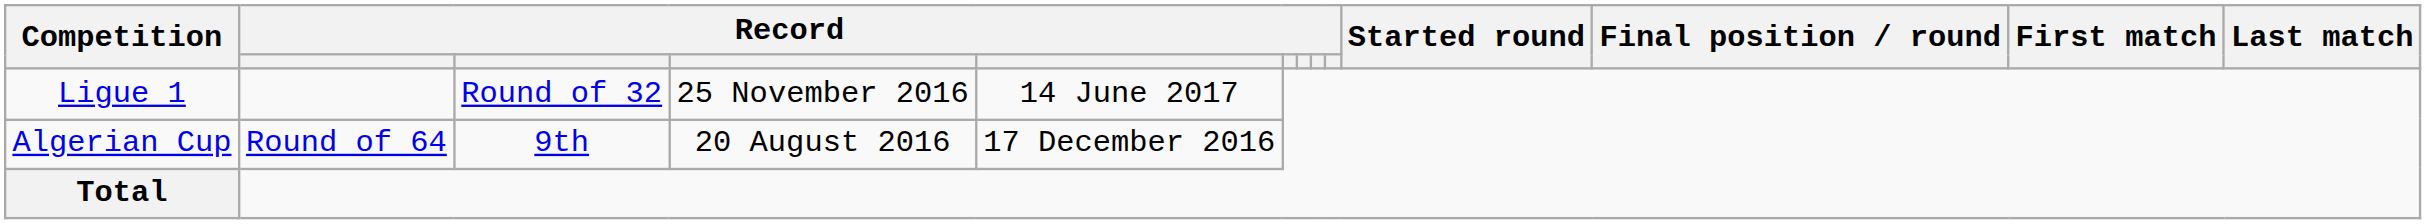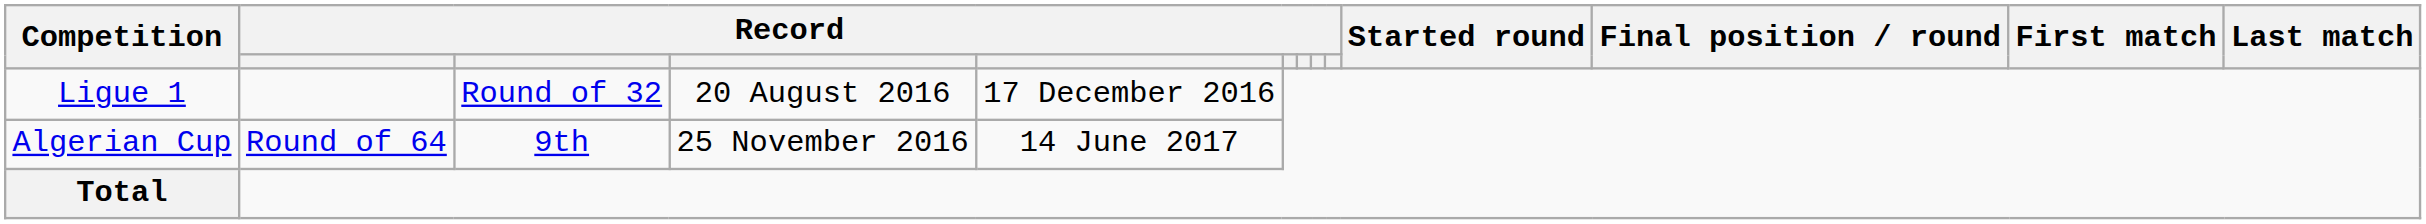(823, 94) 25 November 2016 -> (823, 94) 20 August 2016
(1129, 94) 14 June 2017 -> (1129, 94) 17 December 2016
(823, 144) 20 August 2016 -> (823, 144) 25 November 2016
(1129, 144) 17 December 2016 -> (1129, 144) 14 June 2017
